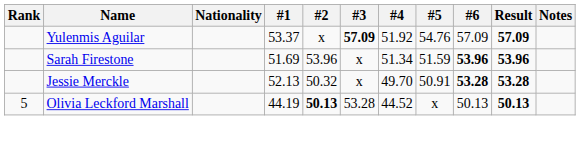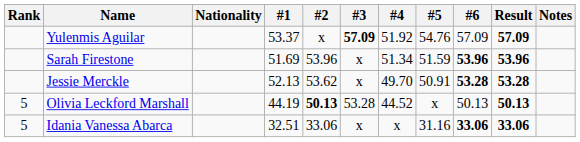(322, 81) 50.32 -> (322, 81) 53.62
+ row: (109, 125)
